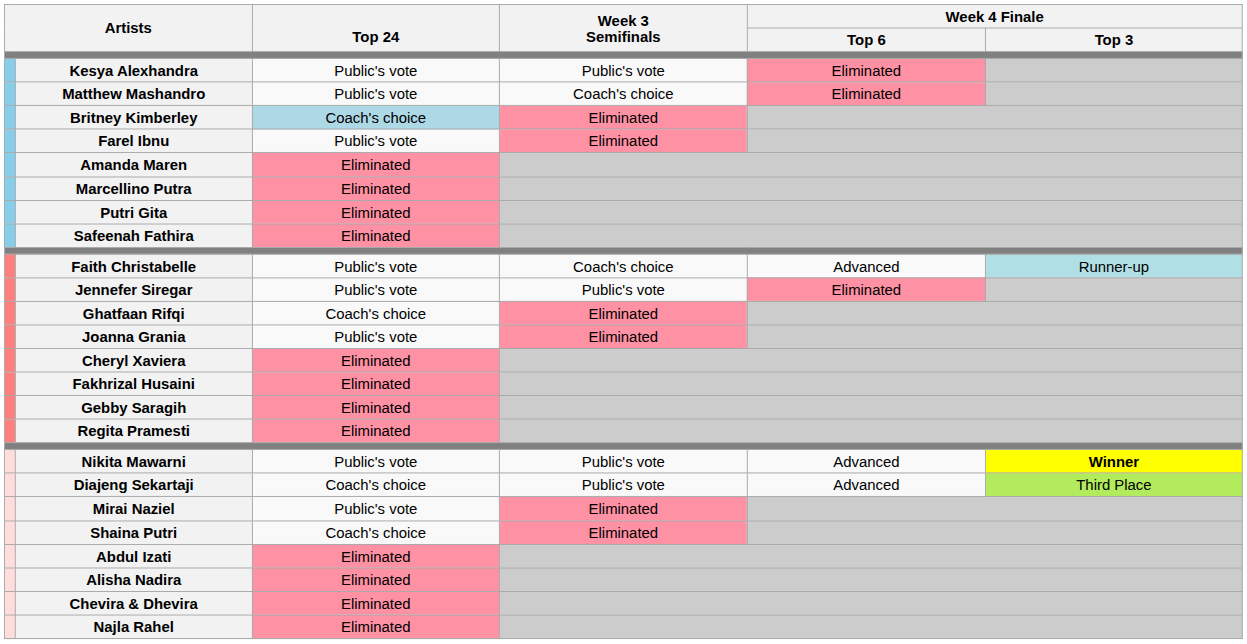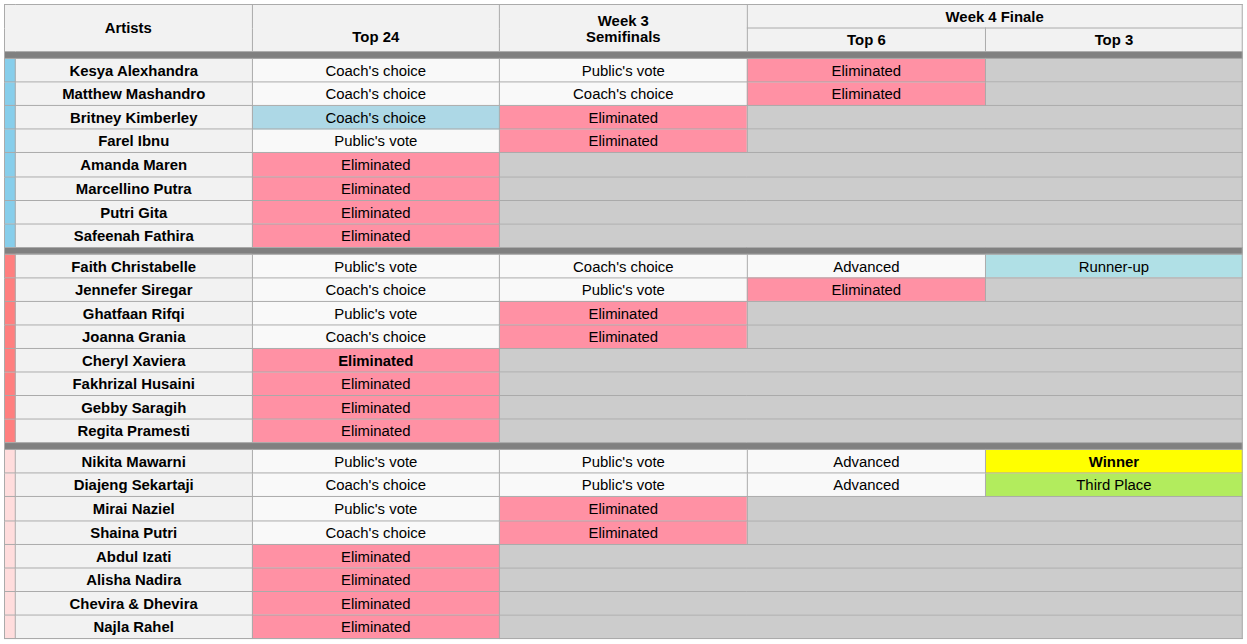(376, 71) Public's vote -> (376, 71) Coach's choice
(376, 94) Public's vote -> (376, 94) Coach's choice
(376, 290) Public's vote -> (376, 290) Coach's choice
(376, 313) Coach's choice -> (376, 313) Public's vote
(376, 337) Public's vote -> (376, 337) Coach's choice
(376, 360) normal -> (376, 360) bold
